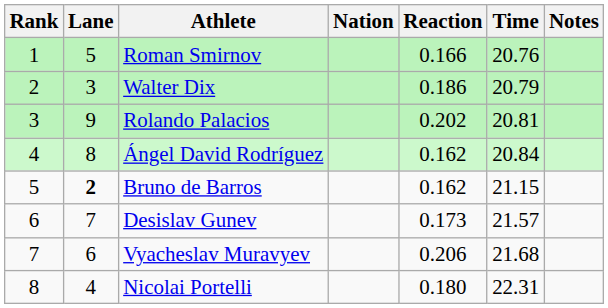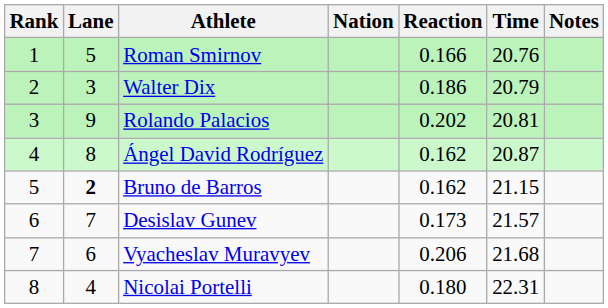(516, 154) 20.84 -> (516, 154) 20.87
